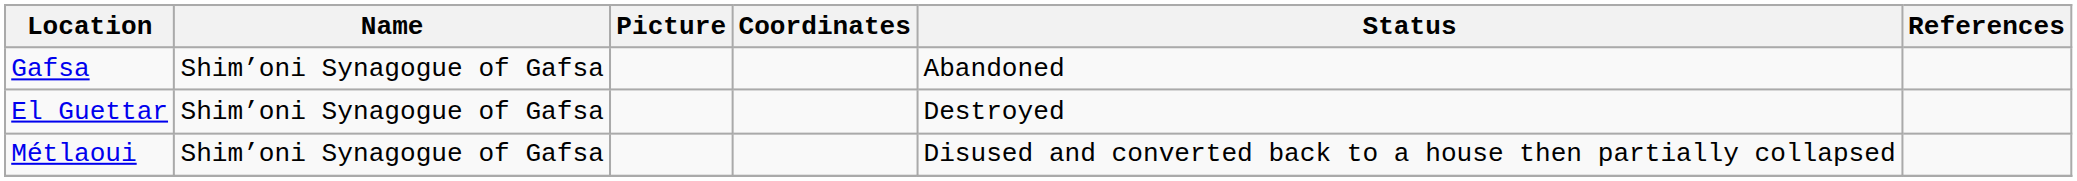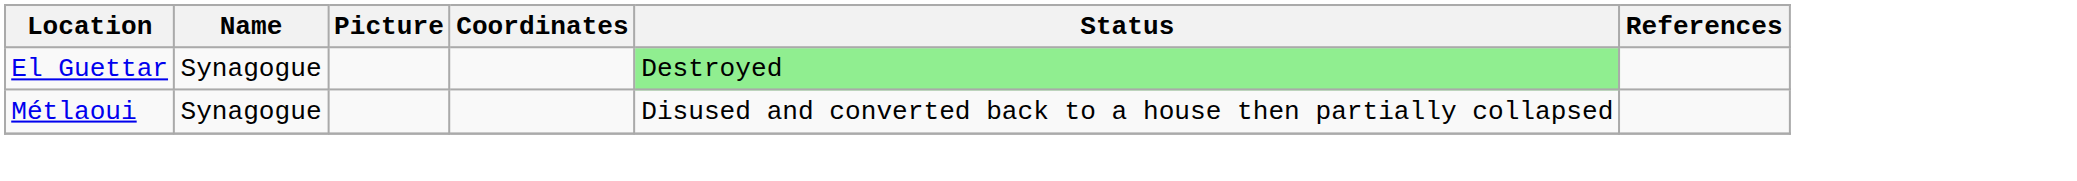- row: (50, 69)
(392, 111) Shim’oni Synagogue of Gafsa -> (251, 69) Synagogue
(994, 111) no background -> (712, 69) lightgreen background
(392, 154) Shim’oni Synagogue of Gafsa -> (251, 111) Synagogue
